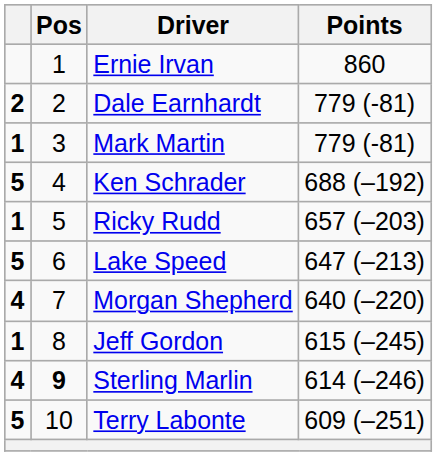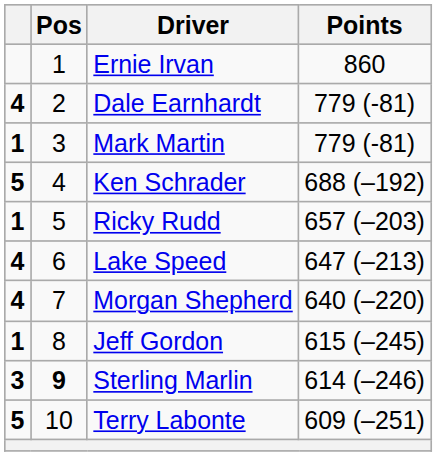(18, 104) 2 -> (18, 104) 4
(18, 262) 5 -> (18, 262) 4
(18, 380) 4 -> (18, 380) 3
